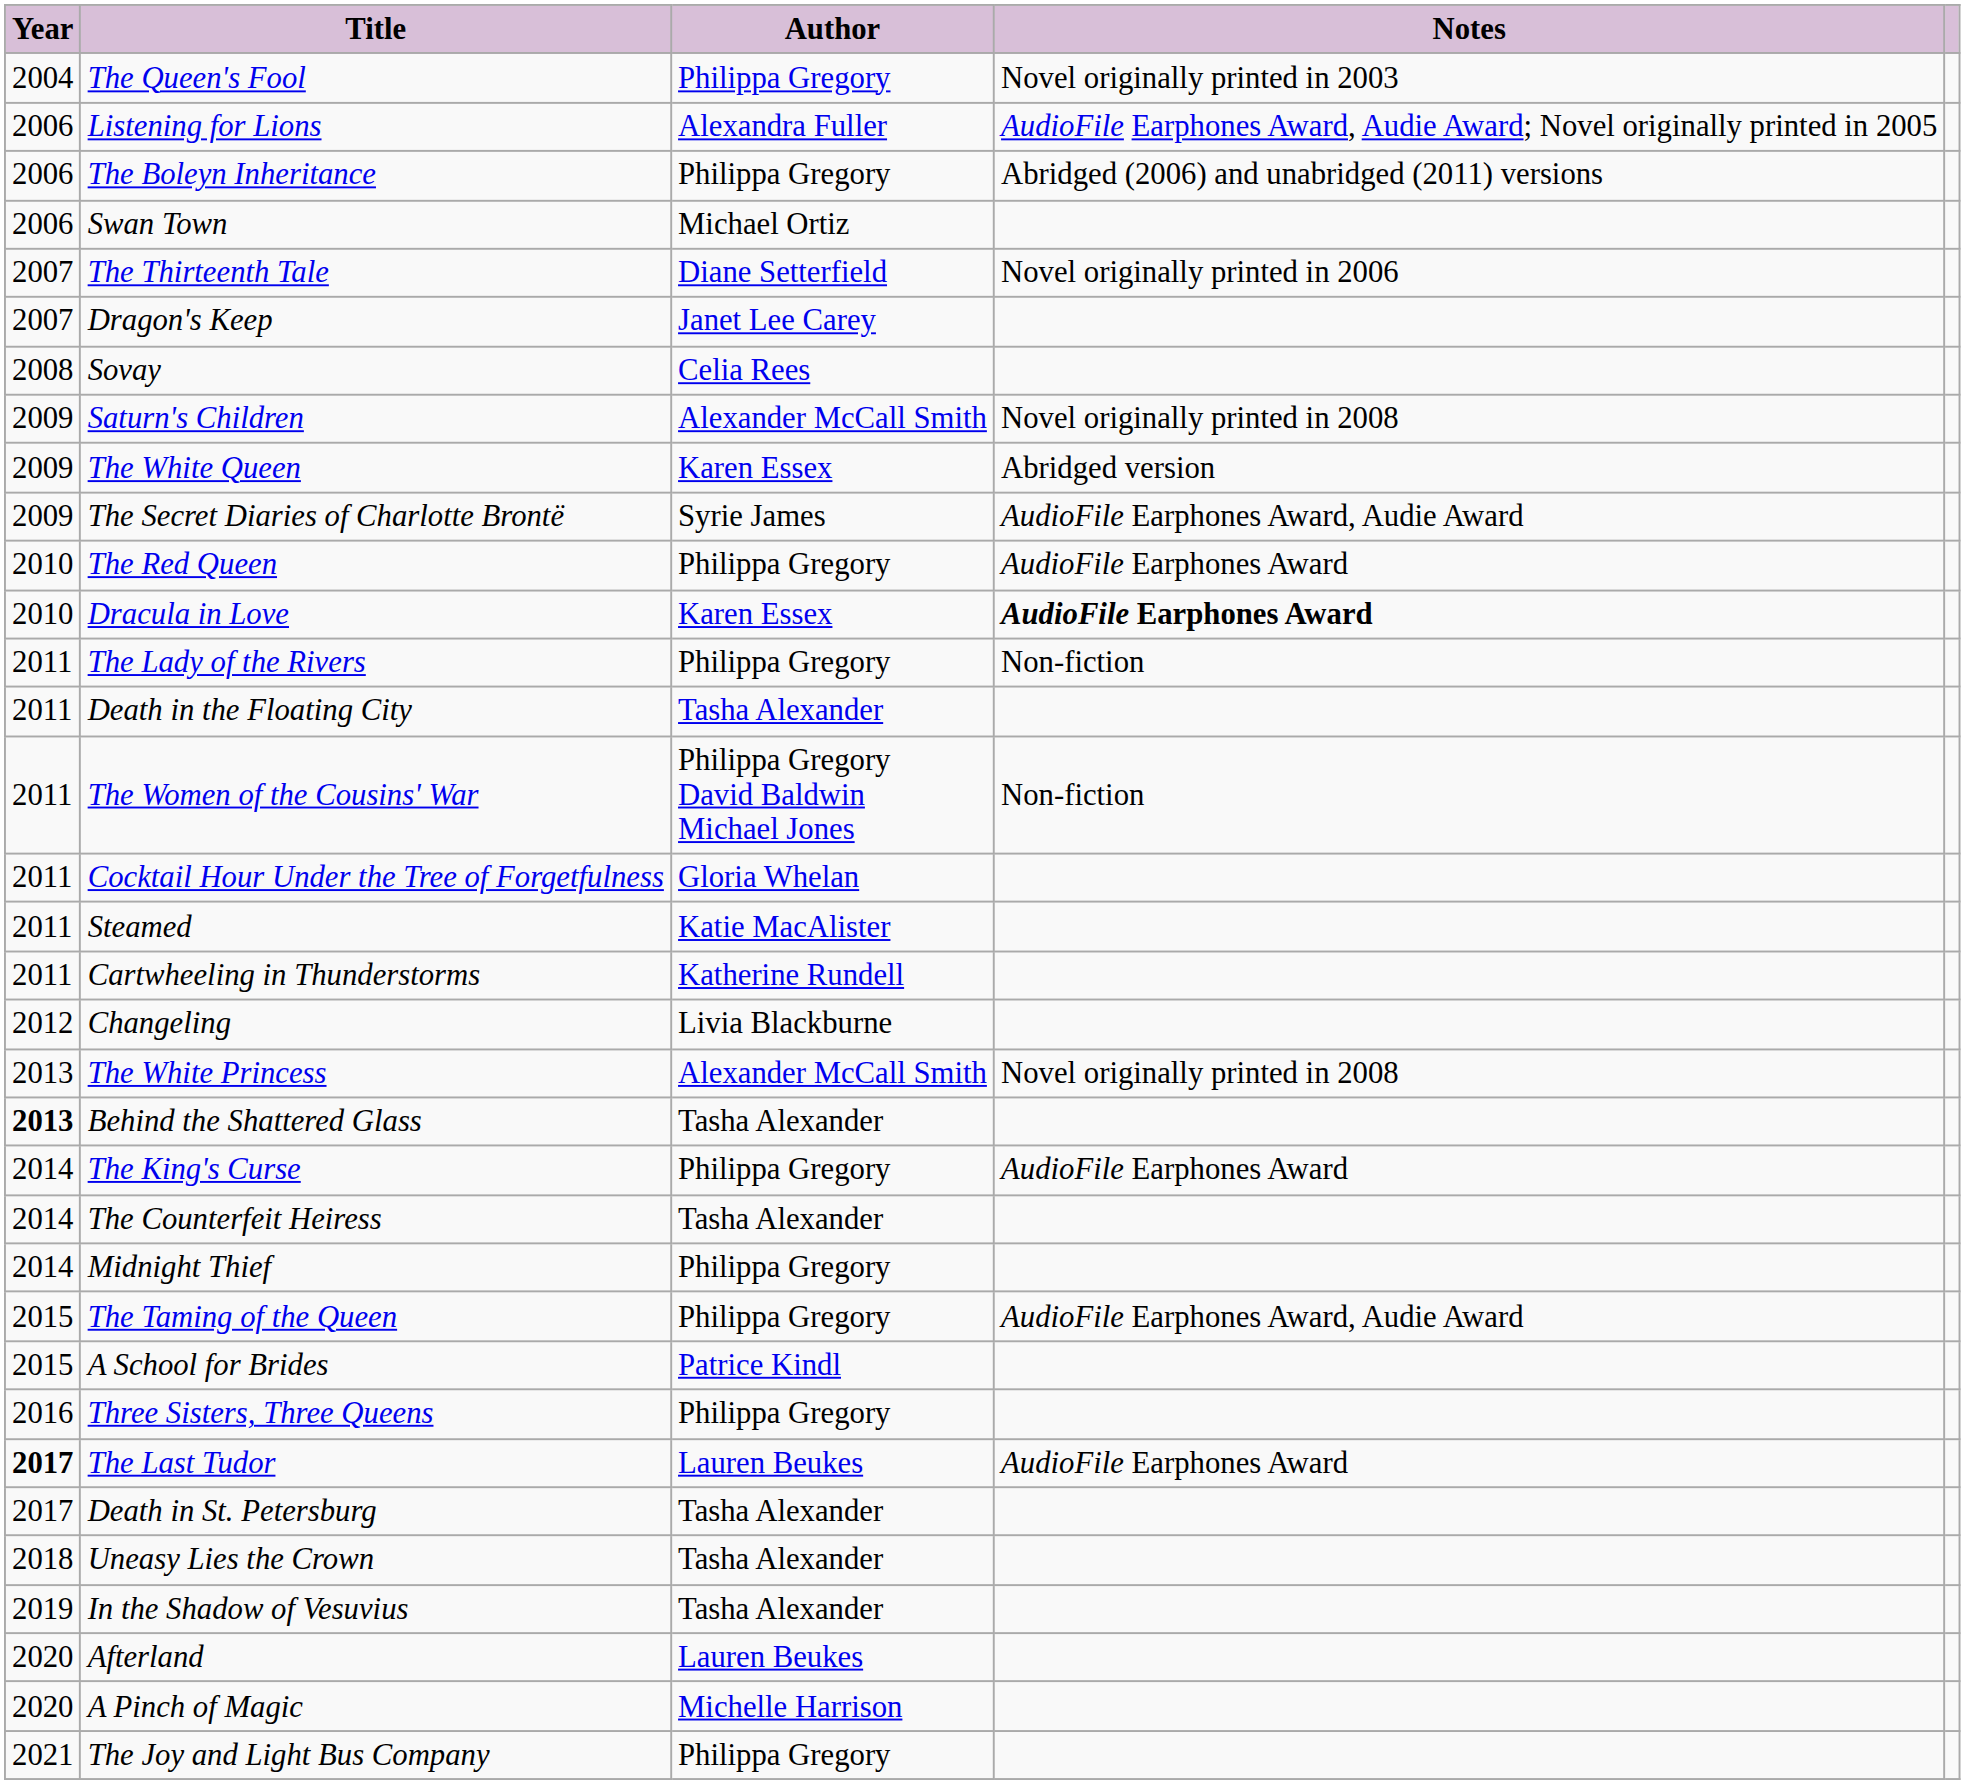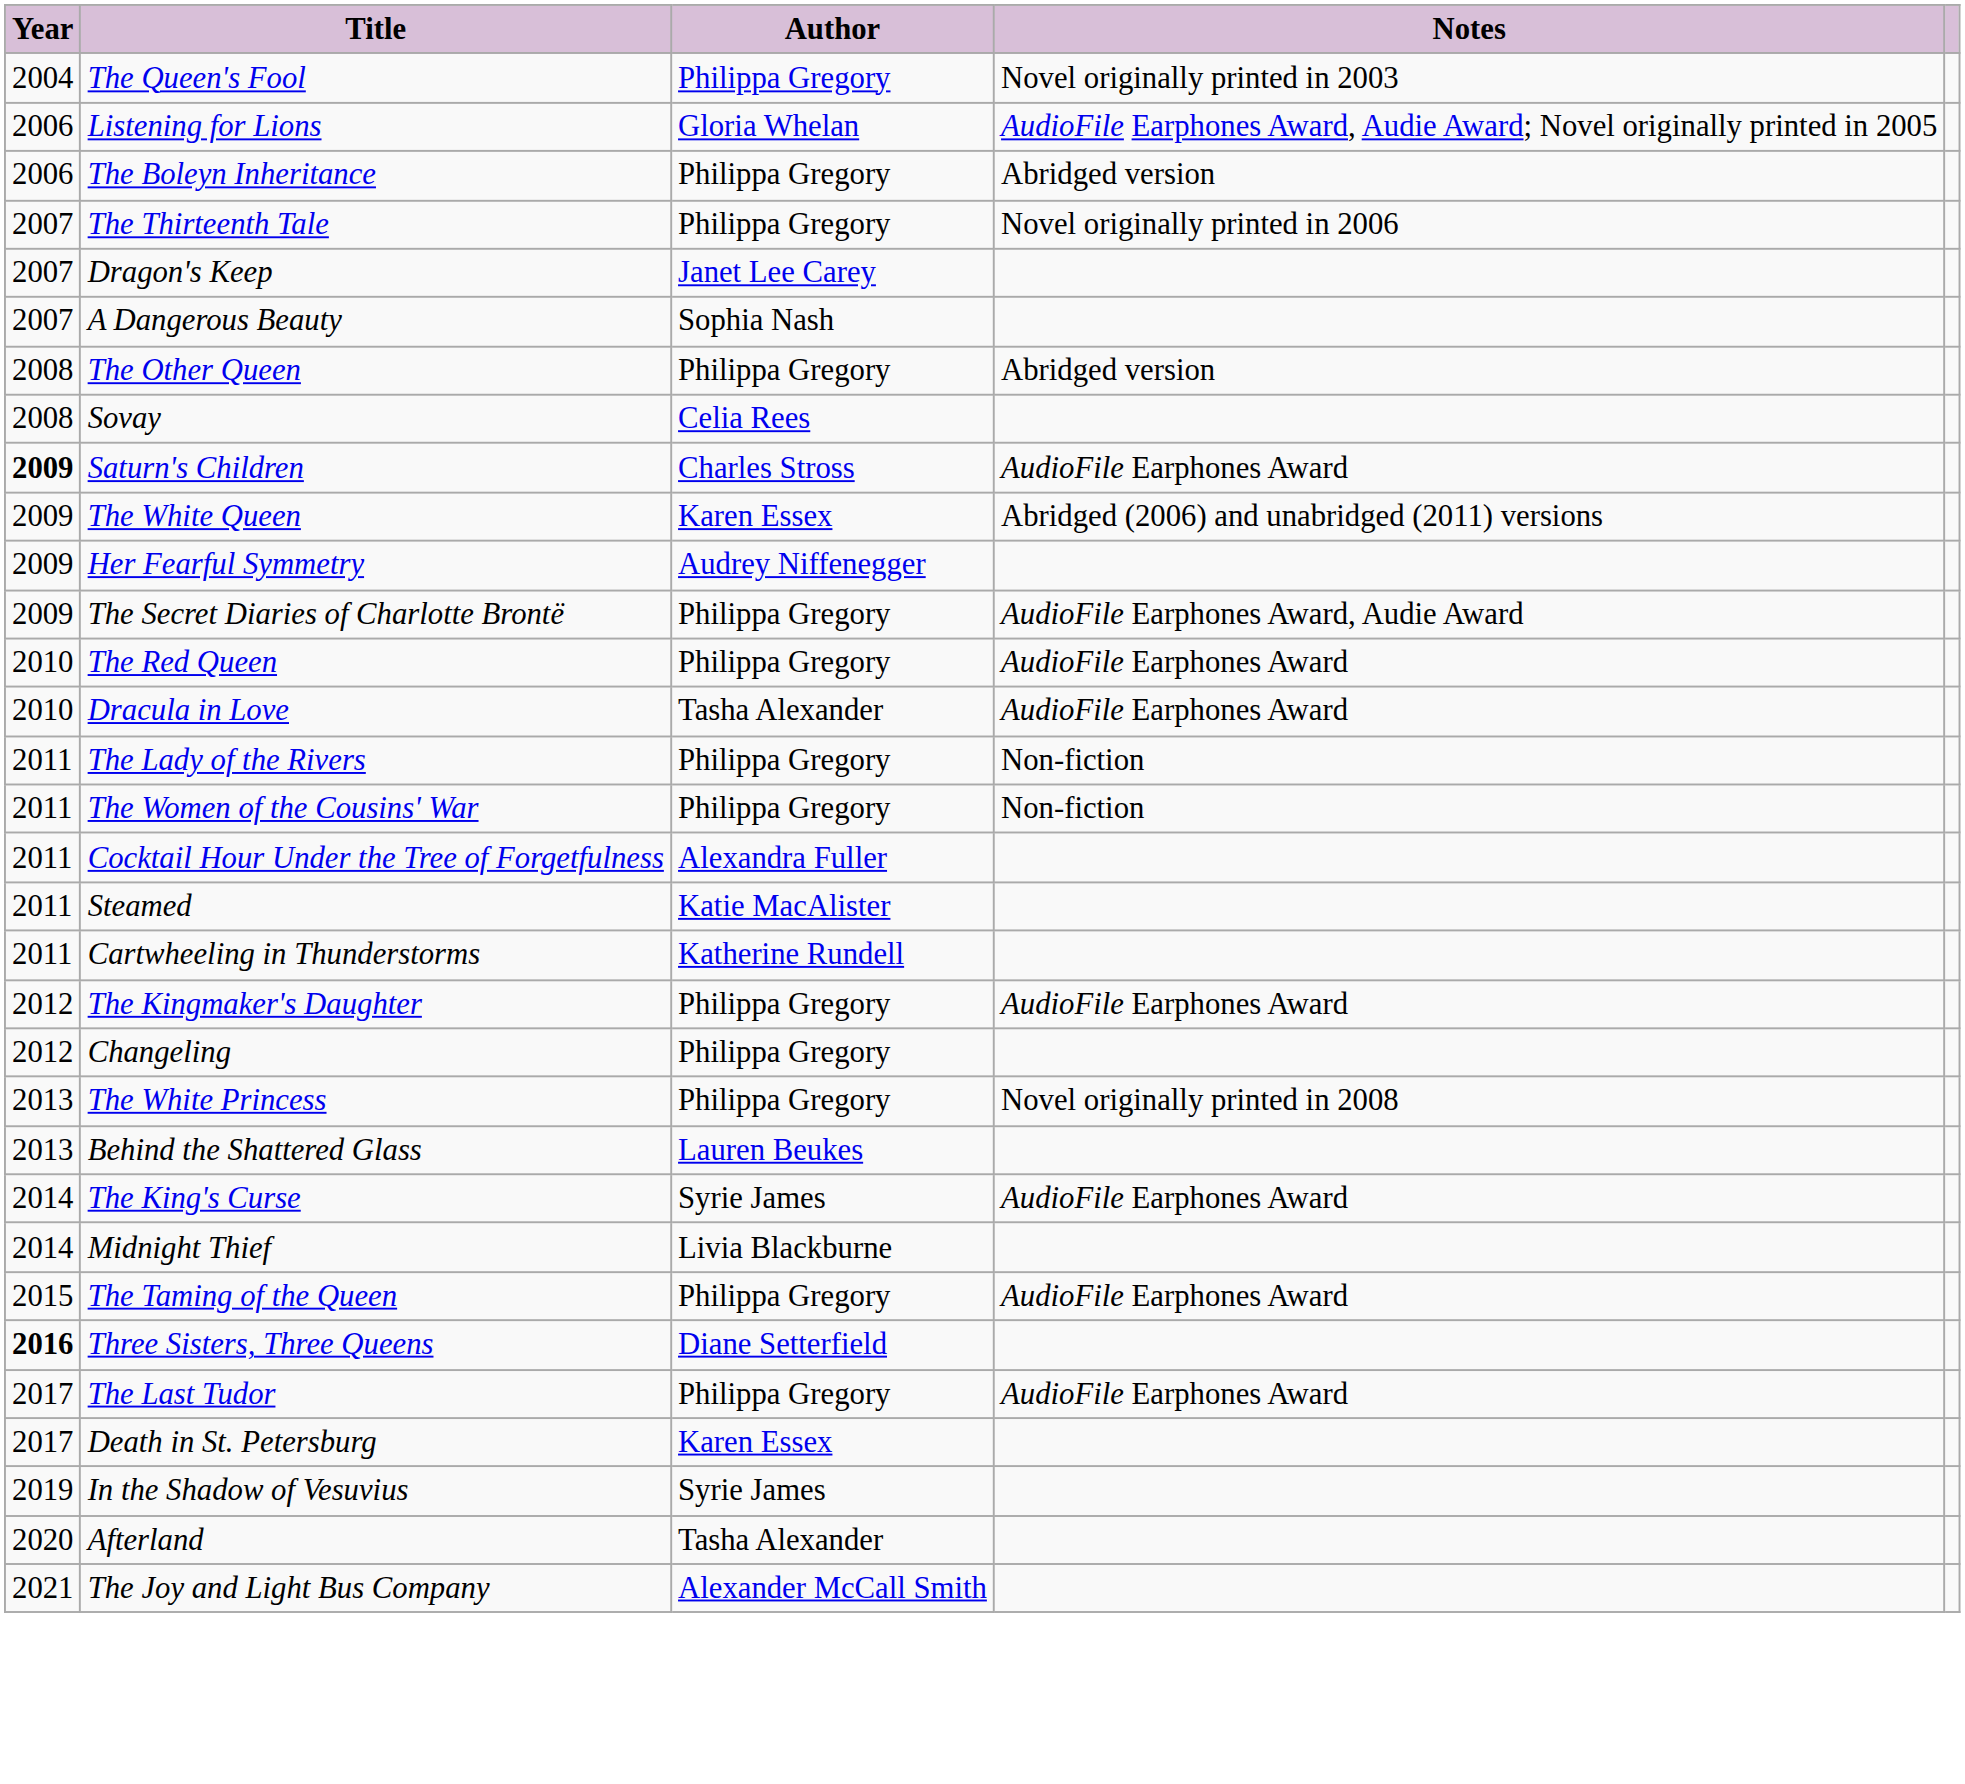(783, 126) Alexandra Fuller -> (769, 126) Gloria Whelan
(1302, 175) Abridged (2006) and unabridged (2011) versions -> (1108, 175) Abridged version
- row: (158, 223)
(783, 272) Diane Setterfield -> (784, 223) Philippa Gregory
+ row: (215, 321)
+ row: (194, 369)
(43, 418) normal -> (43, 467) bold
(832, 418) Alexander McCall Smith -> (766, 467) Charles Stross
(1200, 418) Novel originally printed in 2008 -> (1175, 467) AudioFile Earphones Award
(1108, 467) Abridged version -> (1302, 516) Abridged (2006) and unabridged (2011) versions
+ row: (226, 564)
(752, 516) Syrie James -> (784, 613) Philippa Gregory
(755, 613) Karen Essex -> (781, 710) Tasha Alexander
(1187, 613) bold -> (1175, 710) normal
- row: (250, 710)
(784, 794) Philippa Gregory David Baldwin Michael Jones -> (784, 808) Philippa Gregory
(769, 877) Gloria Whelan -> (783, 857) Alexandra Fuller
+ row: (255, 1003)
(785, 1023) Livia Blackburne -> (784, 1051) Philippa Gregory
(832, 1072) Alexander McCall Smith -> (784, 1100) Philippa Gregory
(43, 1121) bold -> (43, 1149) normal
(781, 1121) Tasha Alexander -> (771, 1149) Lauren Beukes
(784, 1169) Philippa Gregory -> (752, 1198) Syrie James
- row: (235, 1218)
(784, 1267) Philippa Gregory -> (785, 1246) Livia Blackburne
(1262, 1315) AudioFile Earphones Award, Audie Award -> (1175, 1295) AudioFile Earphones Award
- row: (208, 1364)
(43, 1413) normal -> (43, 1344) bold
(784, 1413) Philippa Gregory -> (783, 1344) Diane Setterfield
(43, 1462) bold -> (43, 1393) normal
(771, 1462) Lauren Beukes -> (784, 1393) Philippa Gregory
(781, 1510) Tasha Alexander -> (755, 1441) Karen Essex
- row: (231, 1559)
(781, 1608) Tasha Alexander -> (752, 1490) Syrie James
(771, 1657) Lauren Beukes -> (781, 1539) Tasha Alexander
- row: (195, 1705)
(784, 1754) Philippa Gregory -> (832, 1587) Alexander McCall Smith
